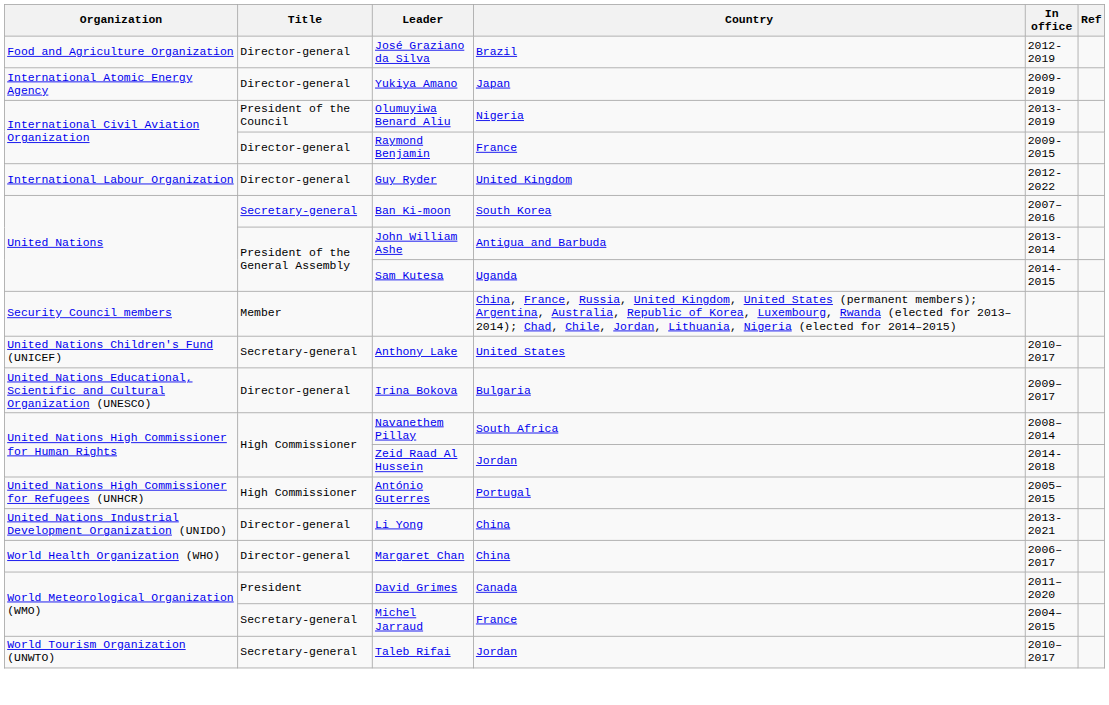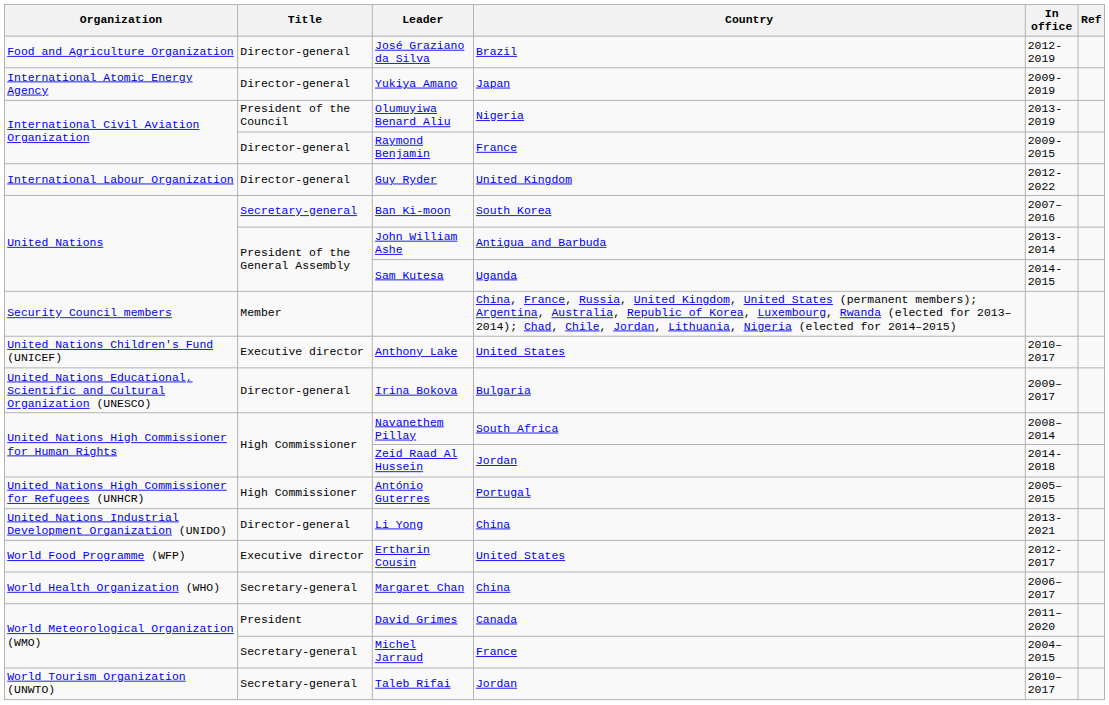(299, 352) Secretary-general -> (302, 352) Executive director
+ row: (403, 556)
(295, 556) Director-general -> (299, 588) Secretary-general
